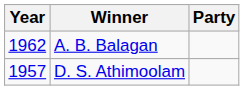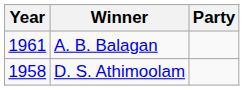(27, 44) 1962 -> (27, 44) 1961
(27, 71) 1957 -> (27, 71) 1958
